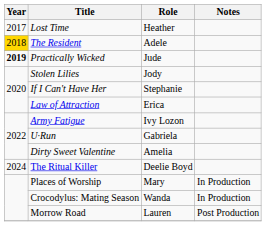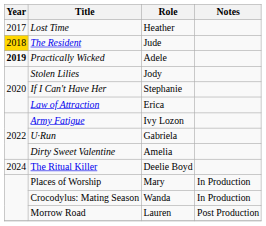(155, 43) Adele -> (152, 43) Jude
(152, 58) Jude -> (155, 58) Adele
